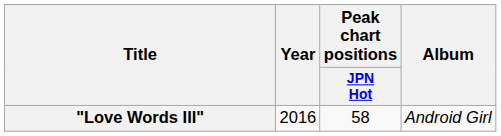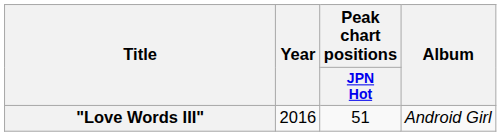(360, 118) 58 -> (360, 118) 51
